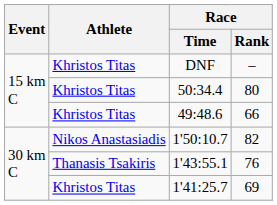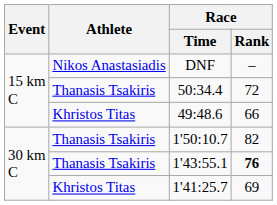(94, 66) Khristos Titas -> (109, 66) Nikos Anastasiadis
(94, 90) Khristos Titas -> (104, 90) Thanasis Tsakiris
(252, 90) 80 -> (252, 90) 72
(109, 139) Nikos Anastasiadis -> (104, 139) Thanasis Tsakiris
(252, 163) normal -> (252, 163) bold
